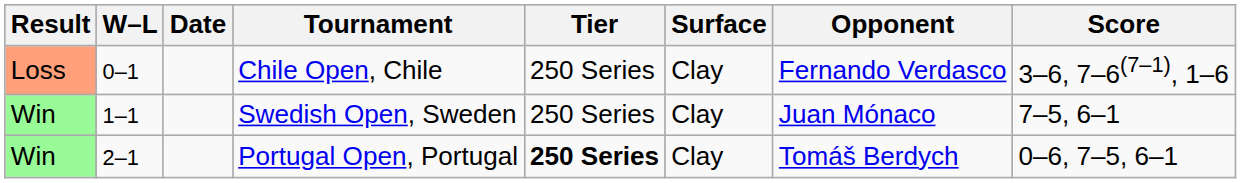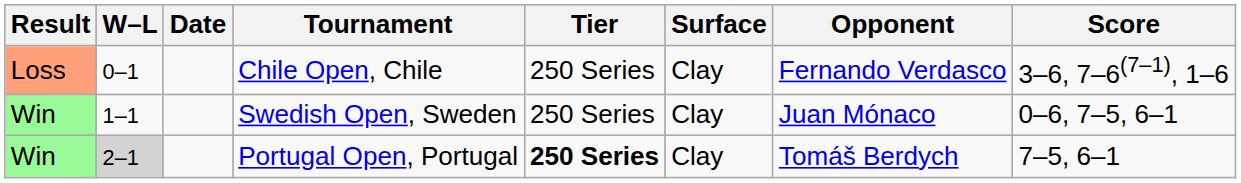(1069, 114) 7–5, 6–1 -> (1098, 114) 0–6, 7–5, 6–1
(121, 157) no background -> (121, 157) lightgrey background
(1098, 156) 0–6, 7–5, 6–1 -> (1069, 156) 7–5, 6–1
